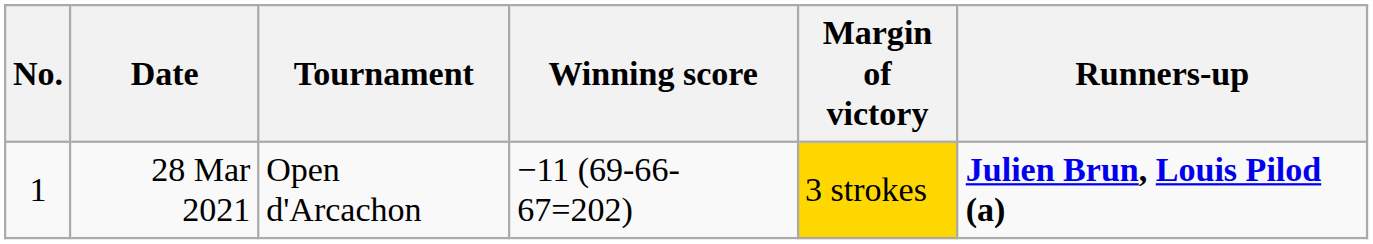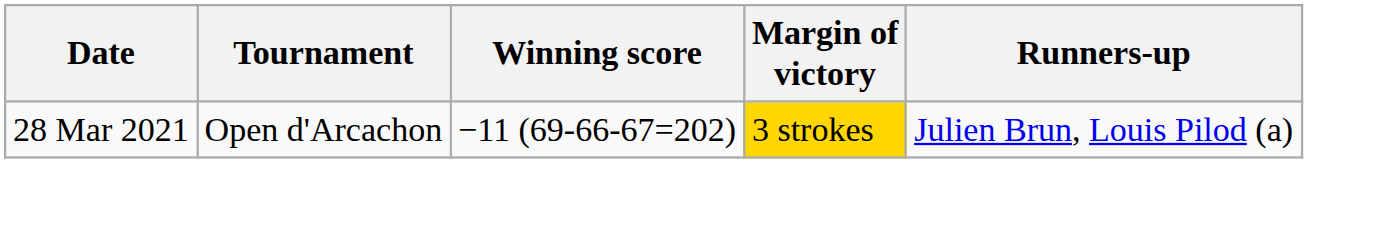- column: (38, 73)
(1143, 189) bold -> (1104, 129) normal
